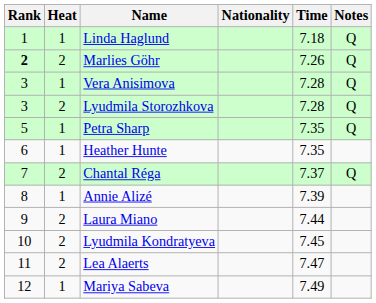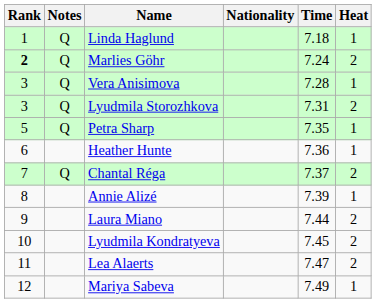columns swapped: (62, 15) <-> (351, 15)
(312, 60) 7.26 -> (317, 60) 7.24
(312, 106) 7.28 -> (317, 106) 7.31
(312, 151) 7.35 -> (317, 151) 7.36
